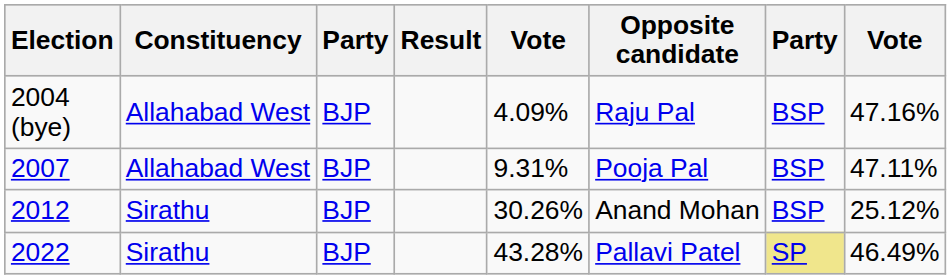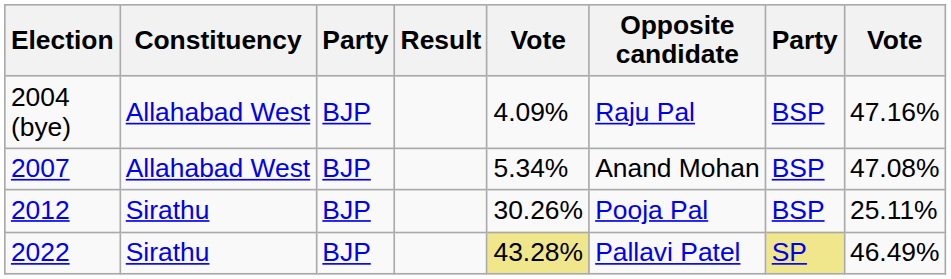(531, 168) 9.31% -> (531, 168) 5.34%
(652, 168) Pooja Pal -> (677, 168) Anand Mohan
(894, 168) 47.11% -> (895, 168) 47.08%
(677, 210) Anand Mohan -> (652, 210) Pooja Pal
(895, 210) 25.12% -> (894, 210) 25.11%
(538, 252) no background -> (538, 252) khaki background
